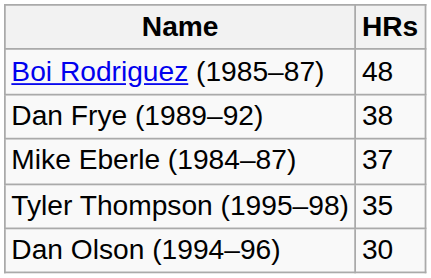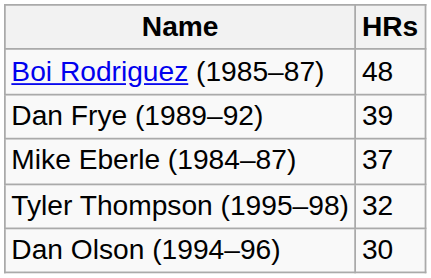(378, 116) 38 -> (378, 116) 39
(378, 205) 35 -> (378, 205) 32
